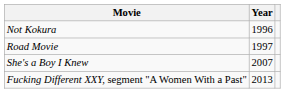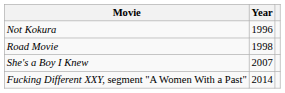(262, 46) 1997 -> (262, 46) 1998
(262, 79) 2013 -> (262, 79) 2014
